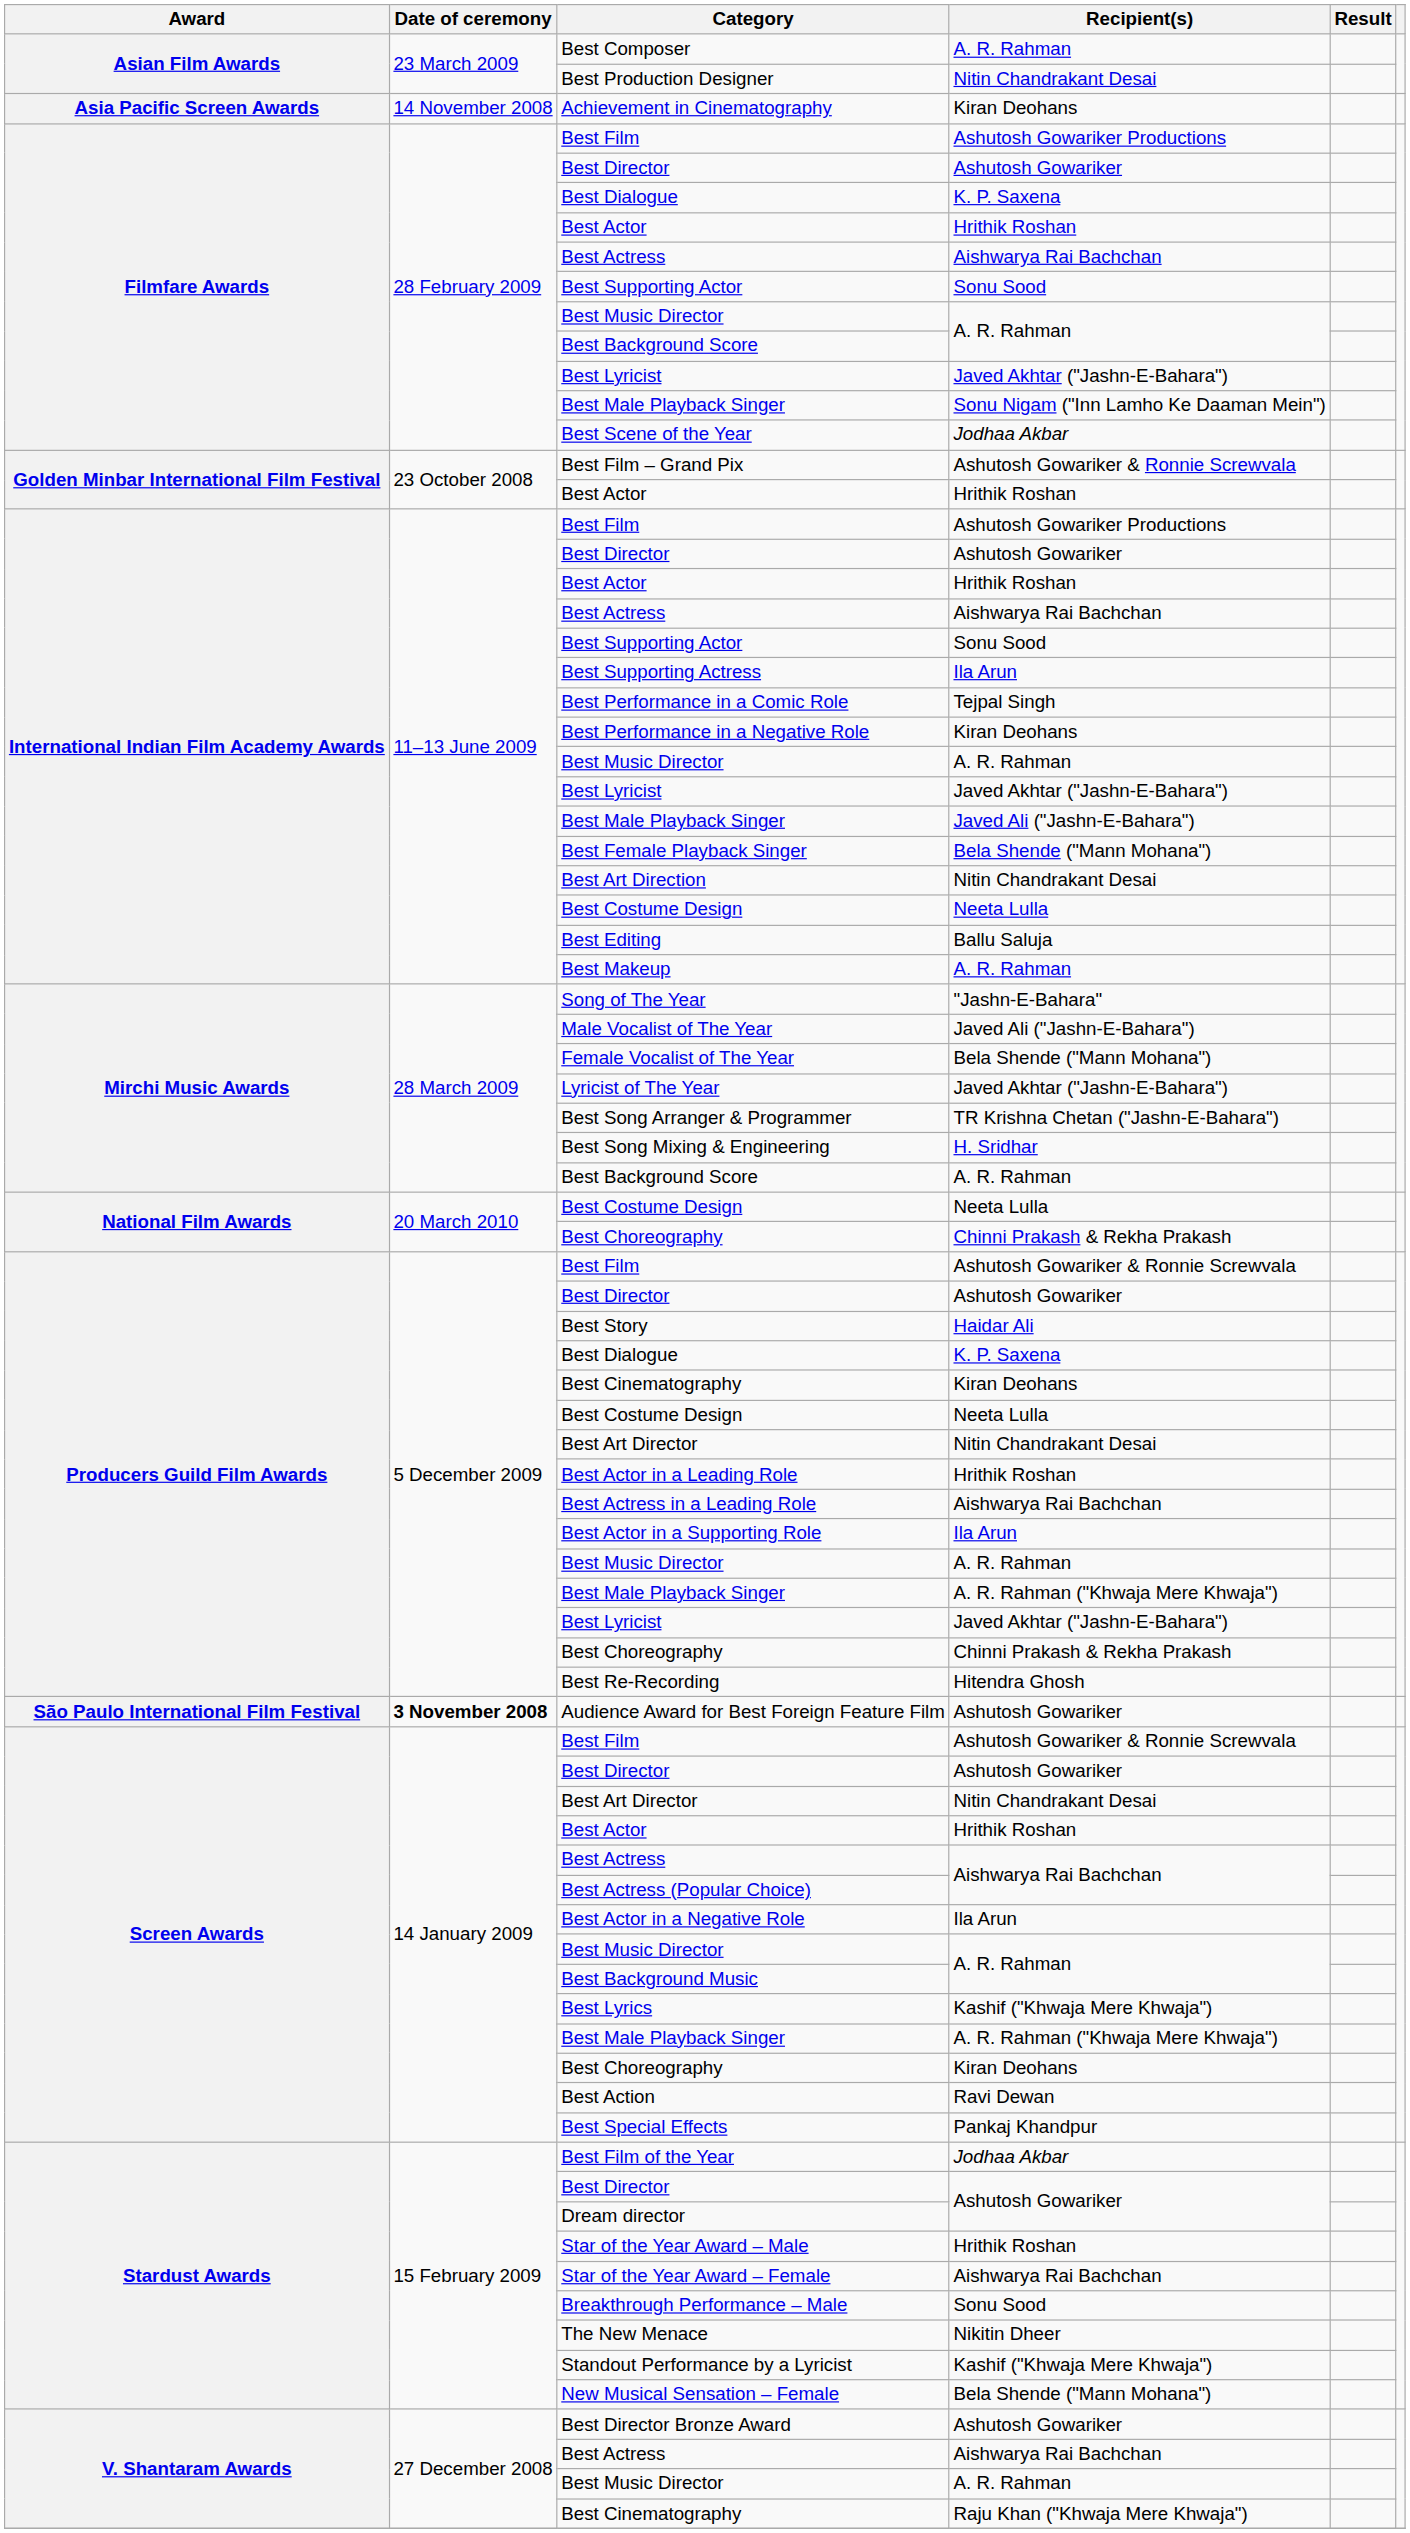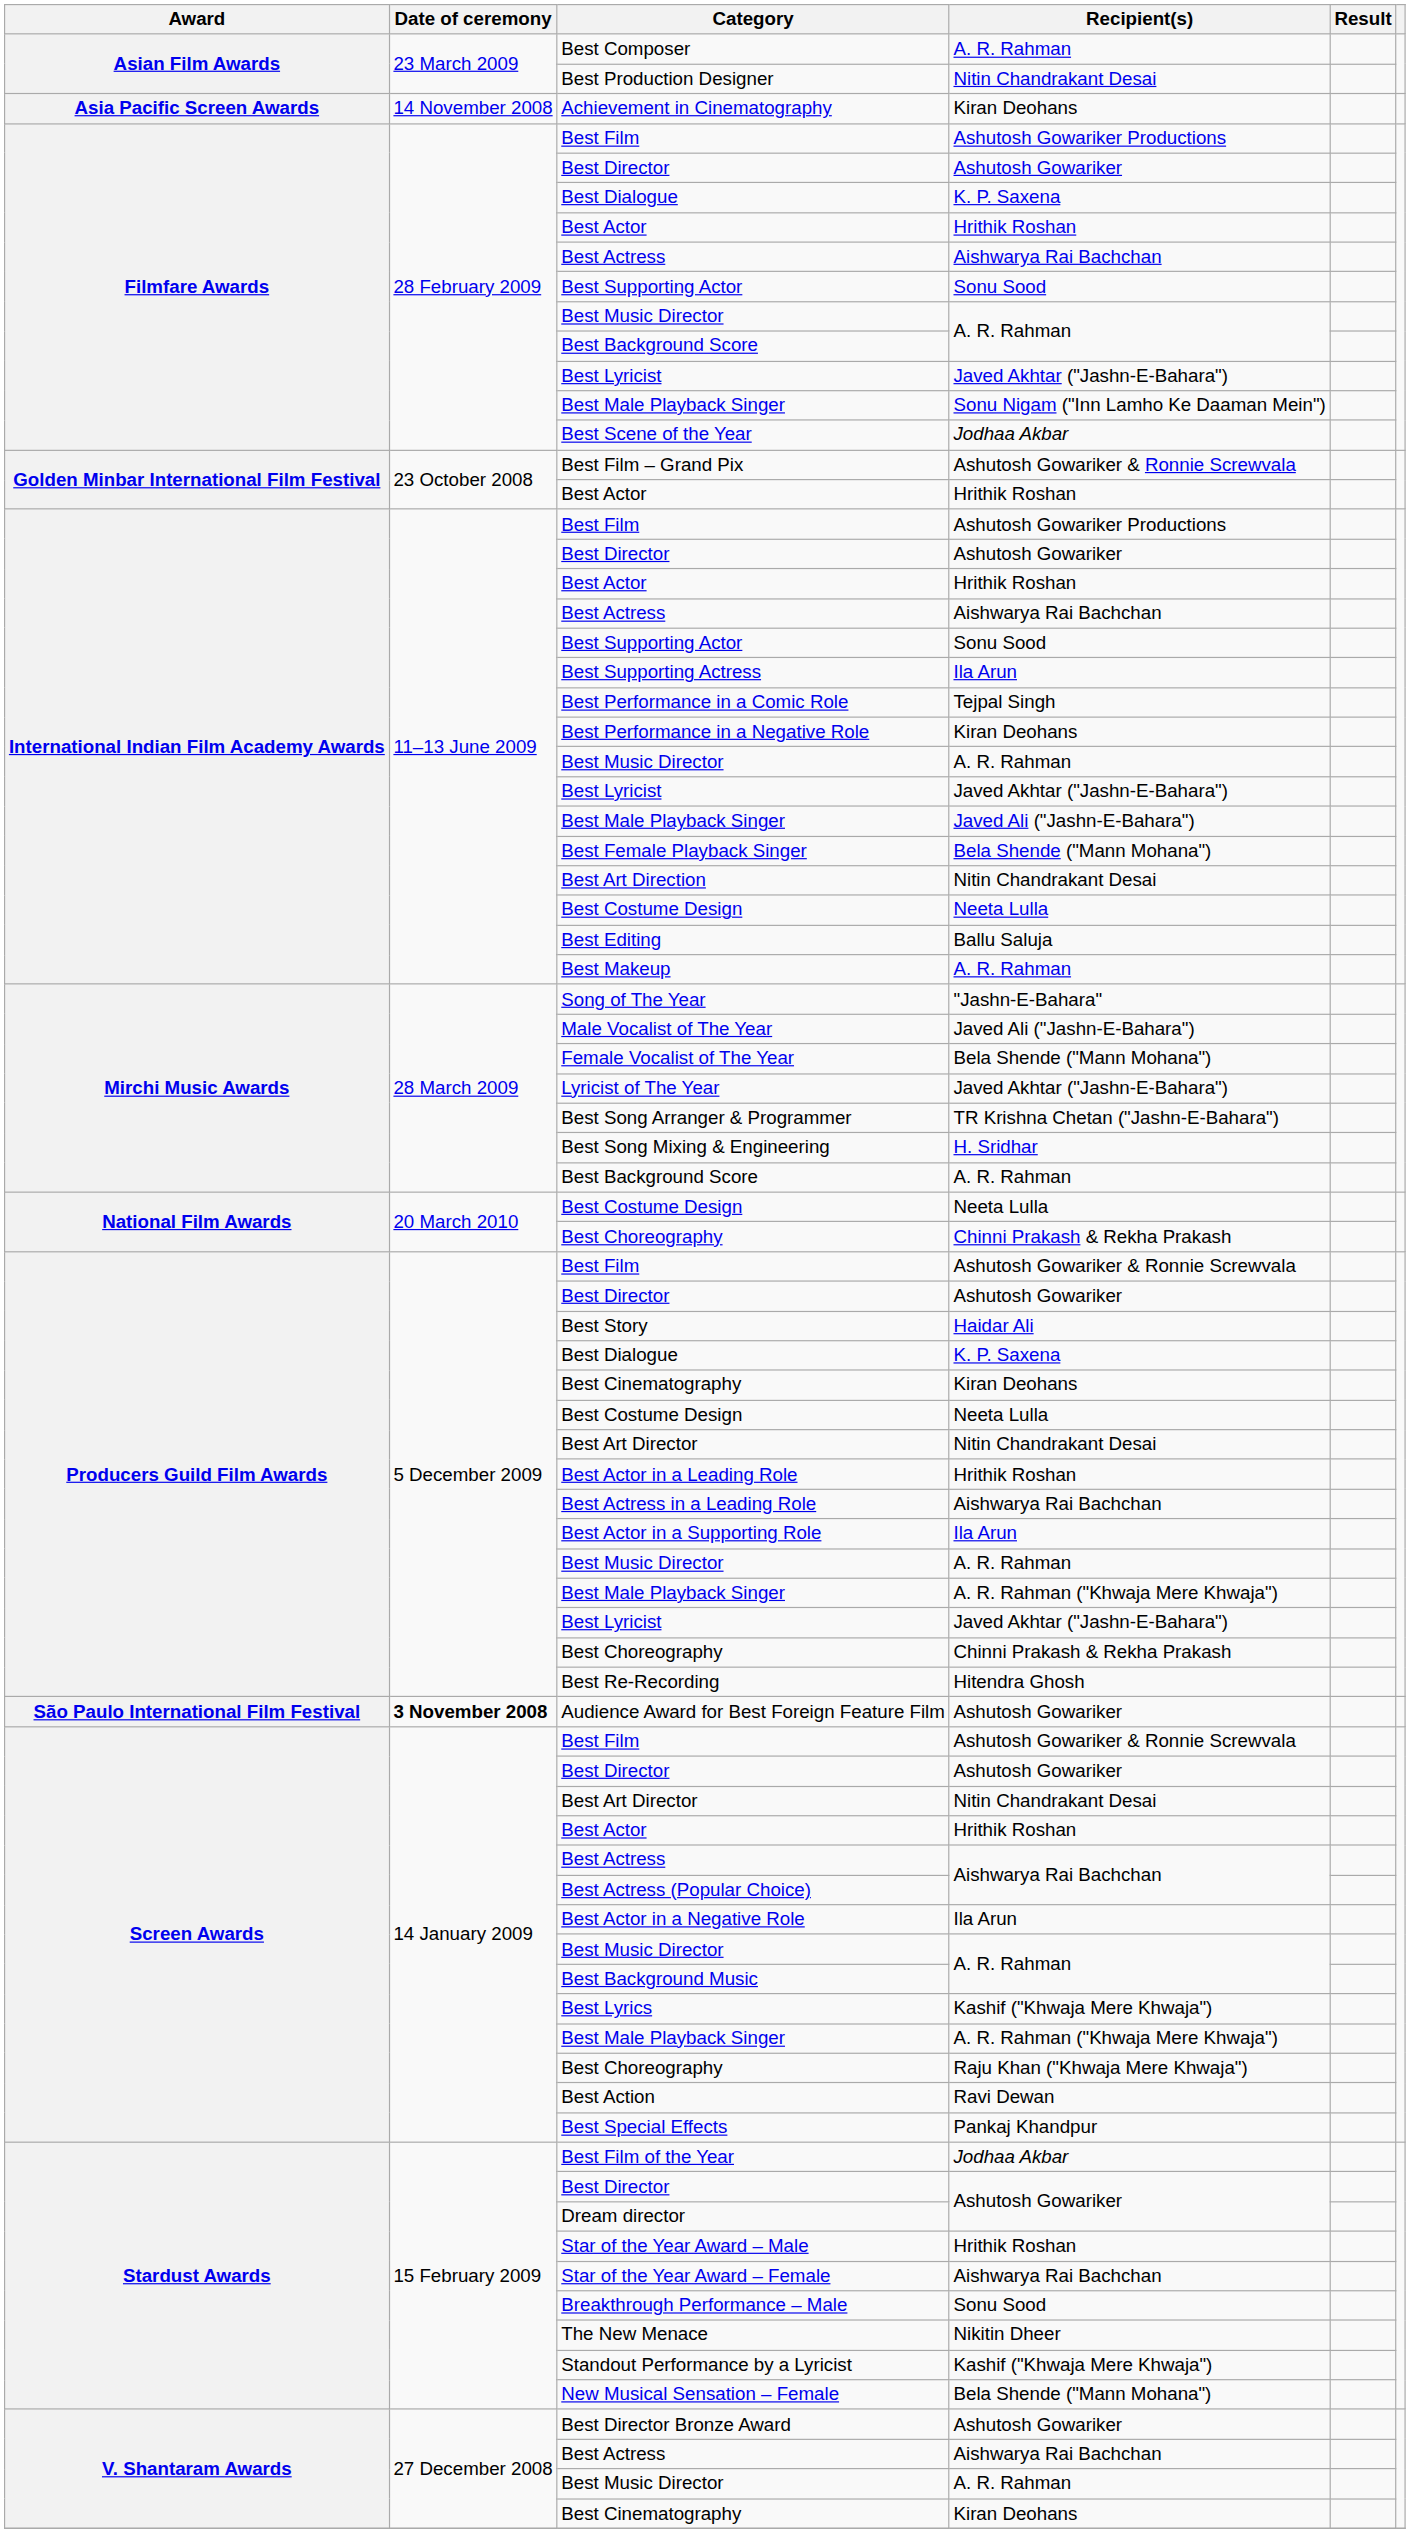(1015, 2067) Kiran Deohans -> (1101, 2067) Raju Khan ("Khwaja Mere Khwaja")
(1101, 2513) Raju Khan ("Khwaja Mere Khwaja") -> (1015, 2513) Kiran Deohans
